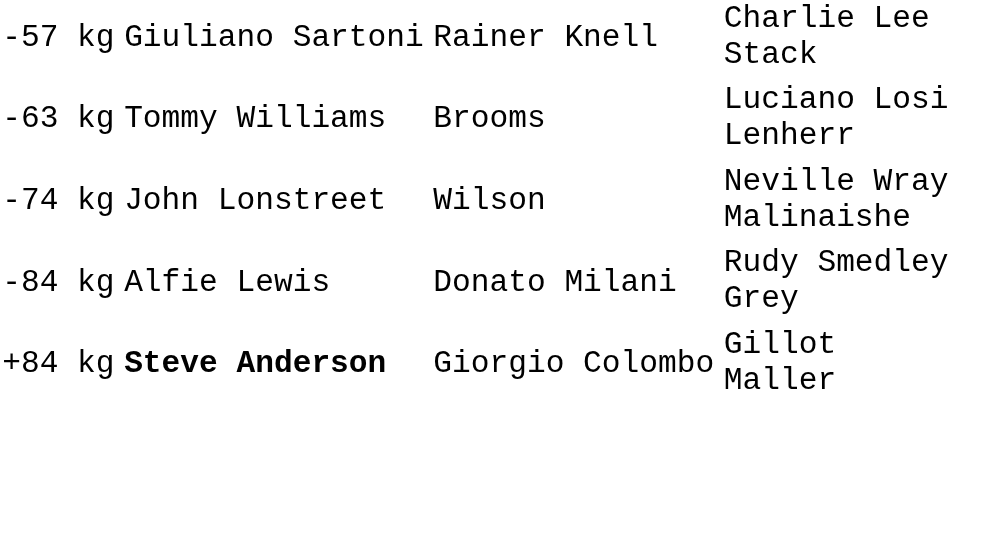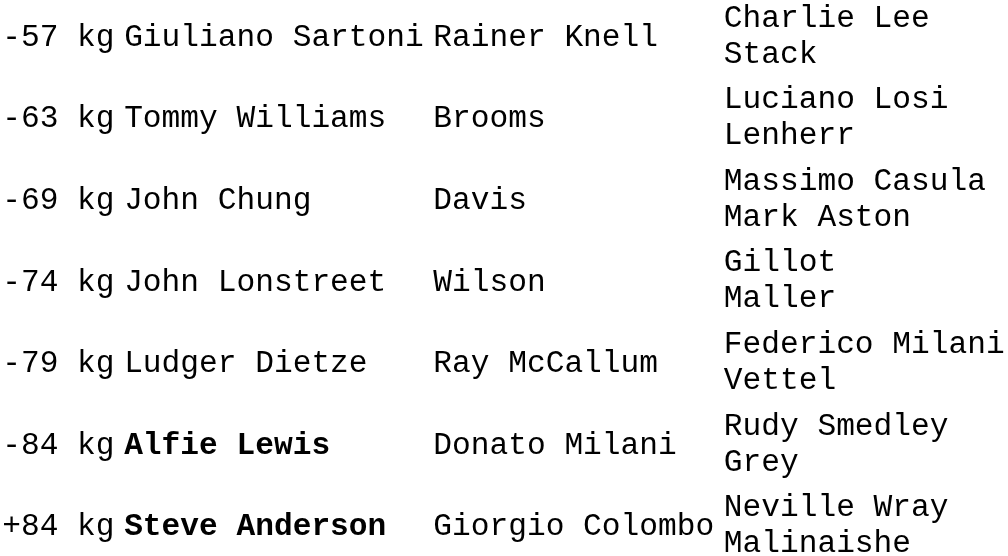+ row: (58, 199)
(836, 199) Neville Wray Malinaishe -> (780, 281) Gillot Maller
+ row: (58, 363)
(227, 281) normal -> (227, 444) bold
(780, 363) Gillot Maller -> (836, 526) Neville Wray Malinaishe
